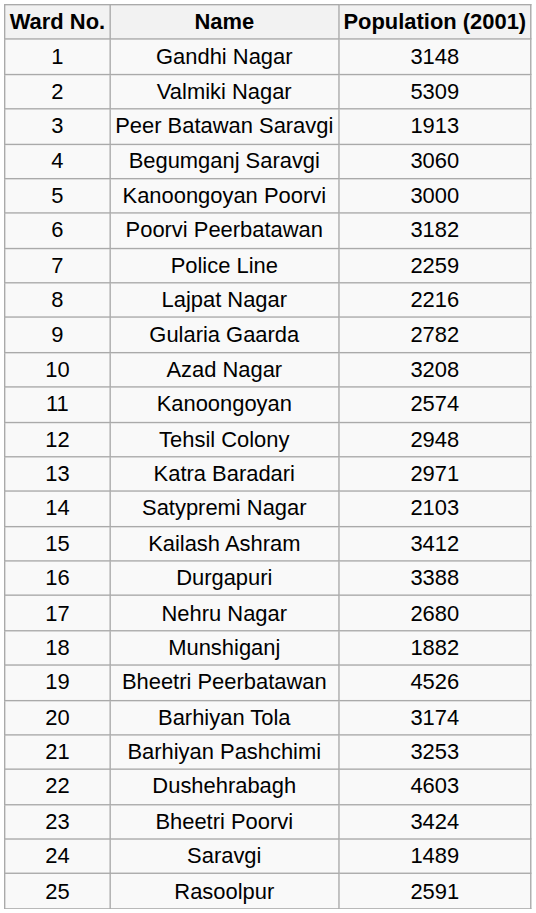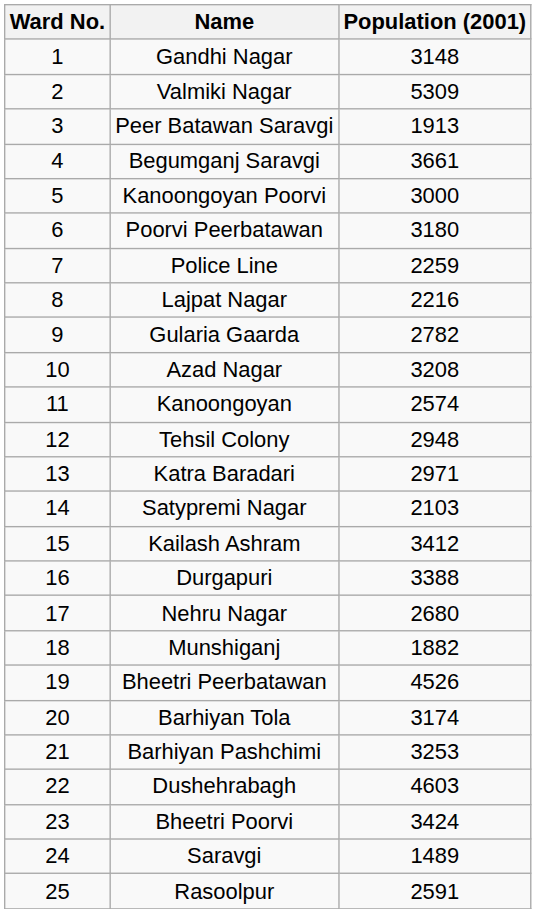(435, 160) 3060 -> (435, 160) 3661
(435, 230) 3182 -> (435, 230) 3180
